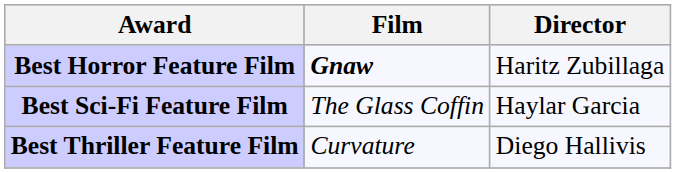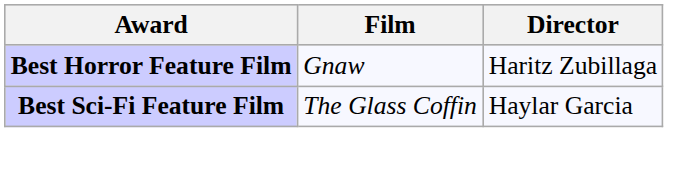(342, 65) bold -> (334, 65) normal
- row: (155, 146)
